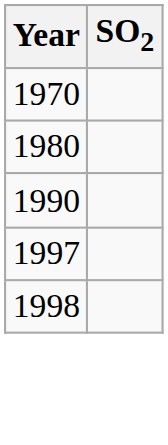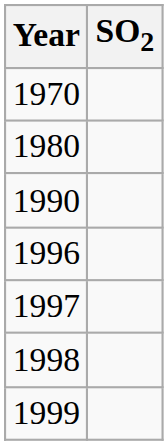+ row: (46, 253)
+ row: (46, 412)
